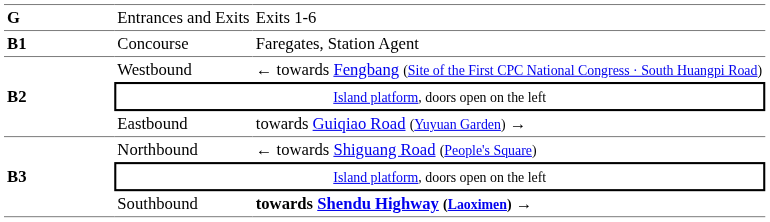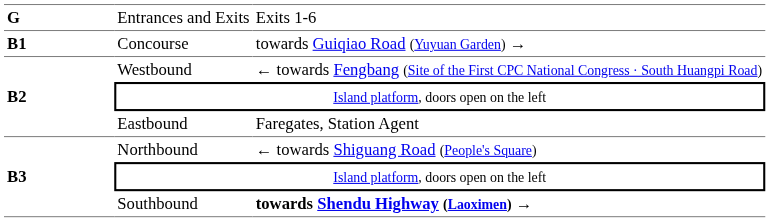(337, 43) Faregates, Station Agent -> (391, 43) towards Guiqiao Road (Yuyuan Garden) →
(391, 123) towards Guiqiao Road (Yuyuan Garden) → -> (337, 123) Faregates, Station Agent
